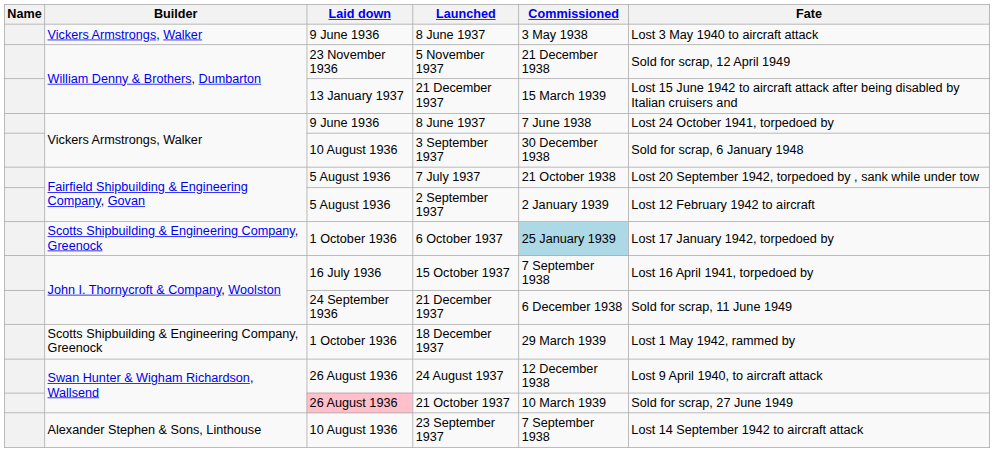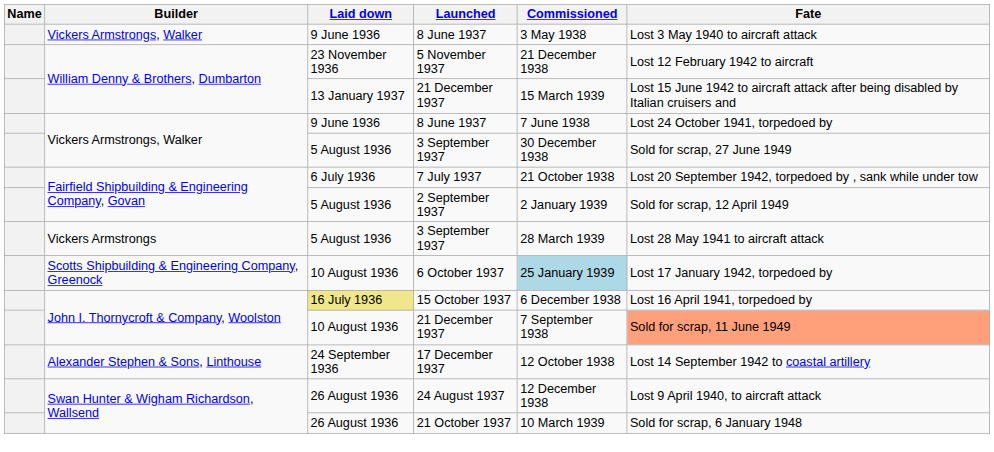(711, 61) Sold for scrap, 12 April 1949 -> (722, 61) Lost 12 February 1942 to aircraft
(354, 150) 10 August 1936 -> (351, 150) 5 August 1936
(717, 150) Sold for scrap, 6 January 1948 -> (711, 150) Sold for scrap, 27 June 1949
(350, 177) 5 August 1936 -> (343, 177) 6 July 1936
(723, 204) Lost 12 February 1942 to aircraft -> (709, 204) Sold for scrap, 12 April 1949
+ row: (102, 238)
(353, 238) 1 October 1936 -> (354, 273) 10 August 1936
(345, 273) no background -> (346, 300) khaki background
(558, 273) 7 September 1938 -> (570, 300) 6 December 1938
(349, 307) 24 September 1936 -> (354, 327) 10 August 1936
(572, 307) 6 December 1938 -> (556, 327) 7 September 1938
(712, 307) no background -> (710, 327) lightsalmon background
- row: (173, 341)
+ row: (154, 361)
(354, 403) pink background -> (354, 423) no background
(712, 403) Sold for scrap, 27 June 1949 -> (716, 423) Sold for scrap, 6 January 1948
- row: (154, 430)
